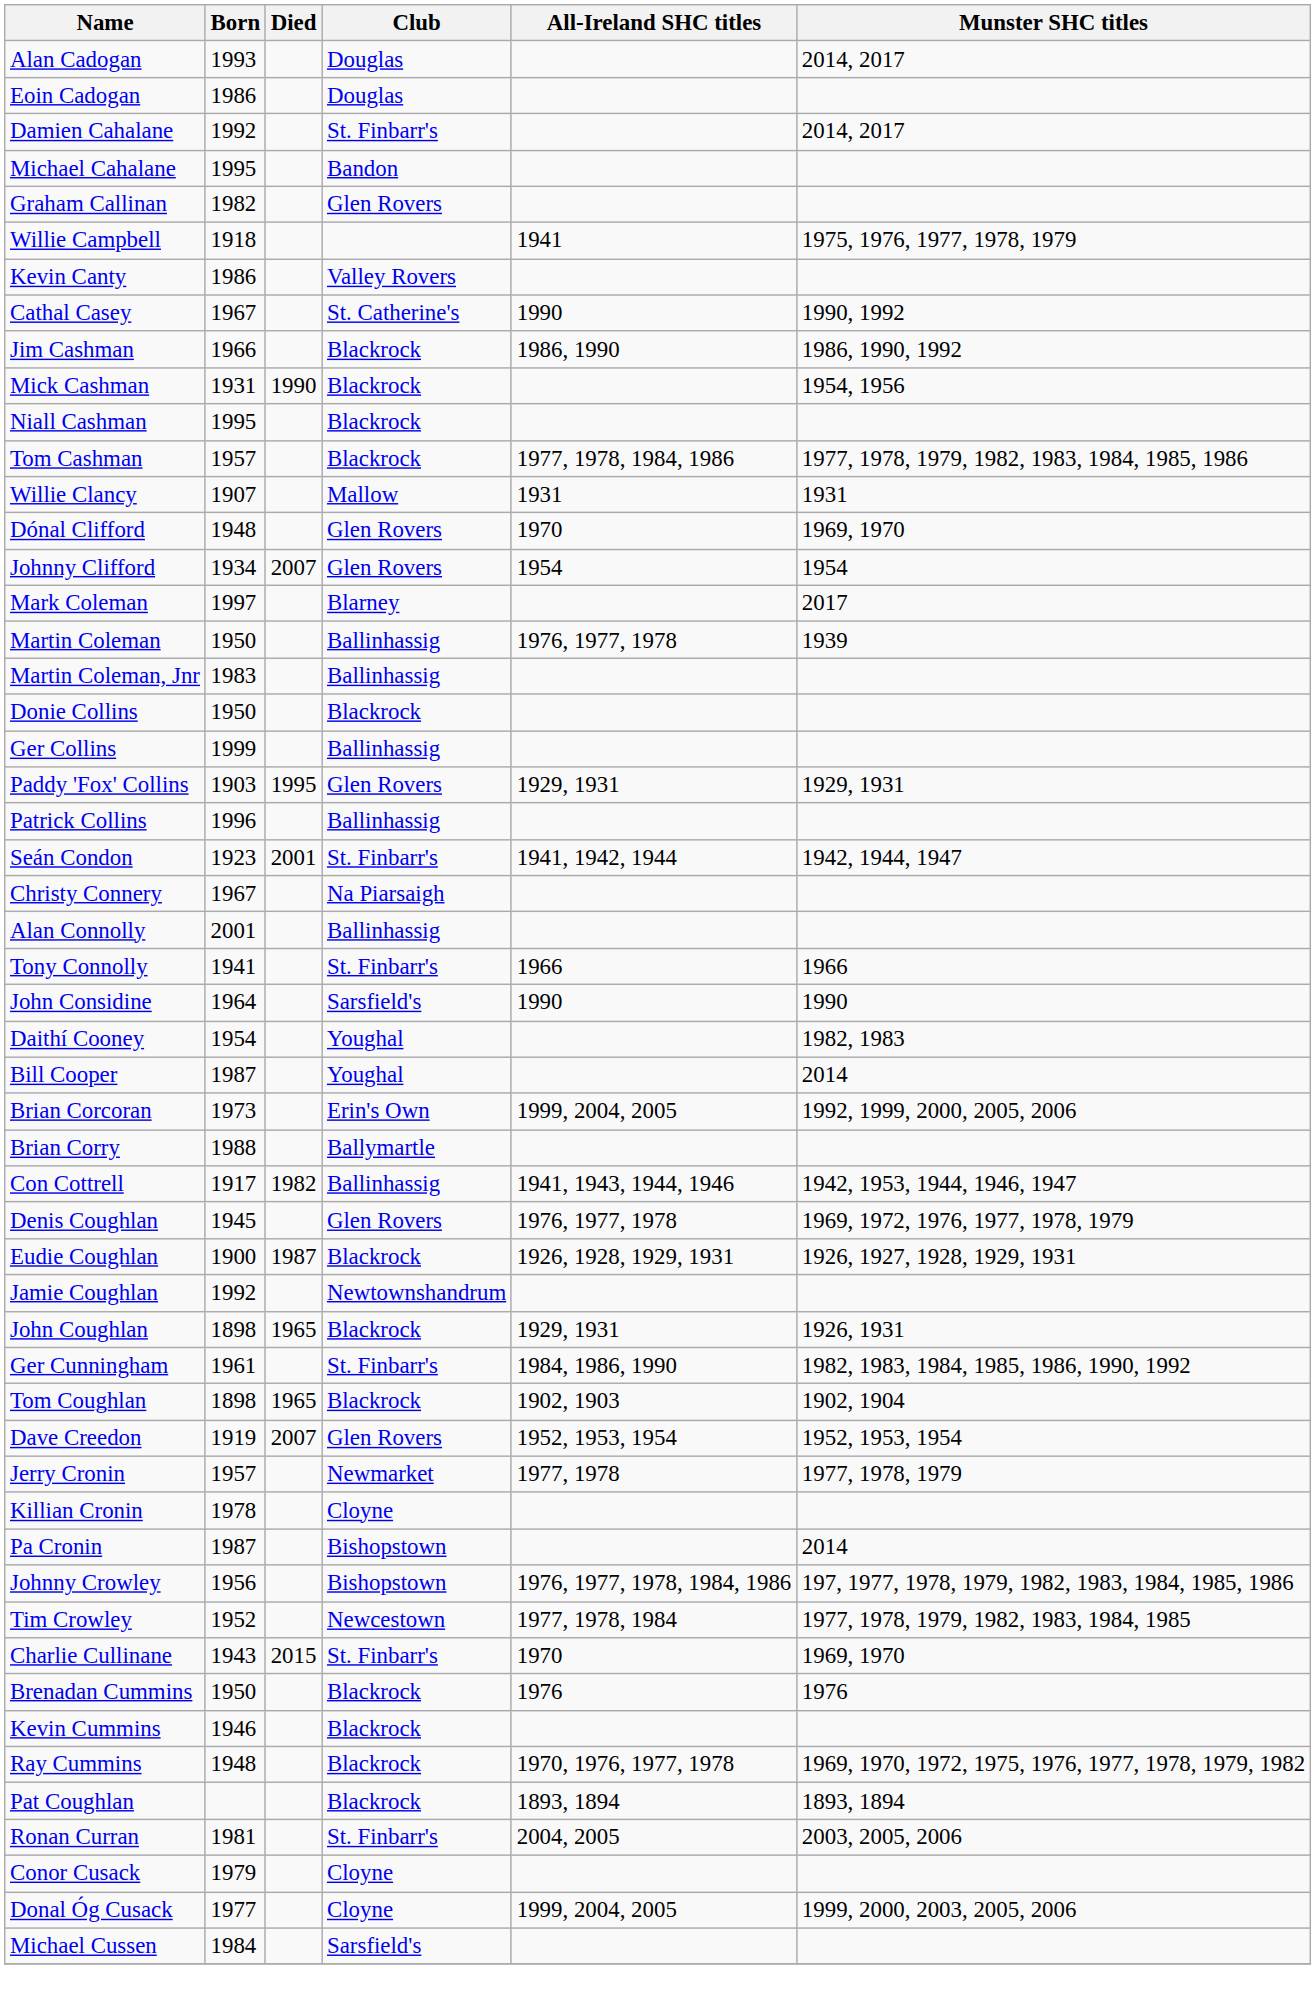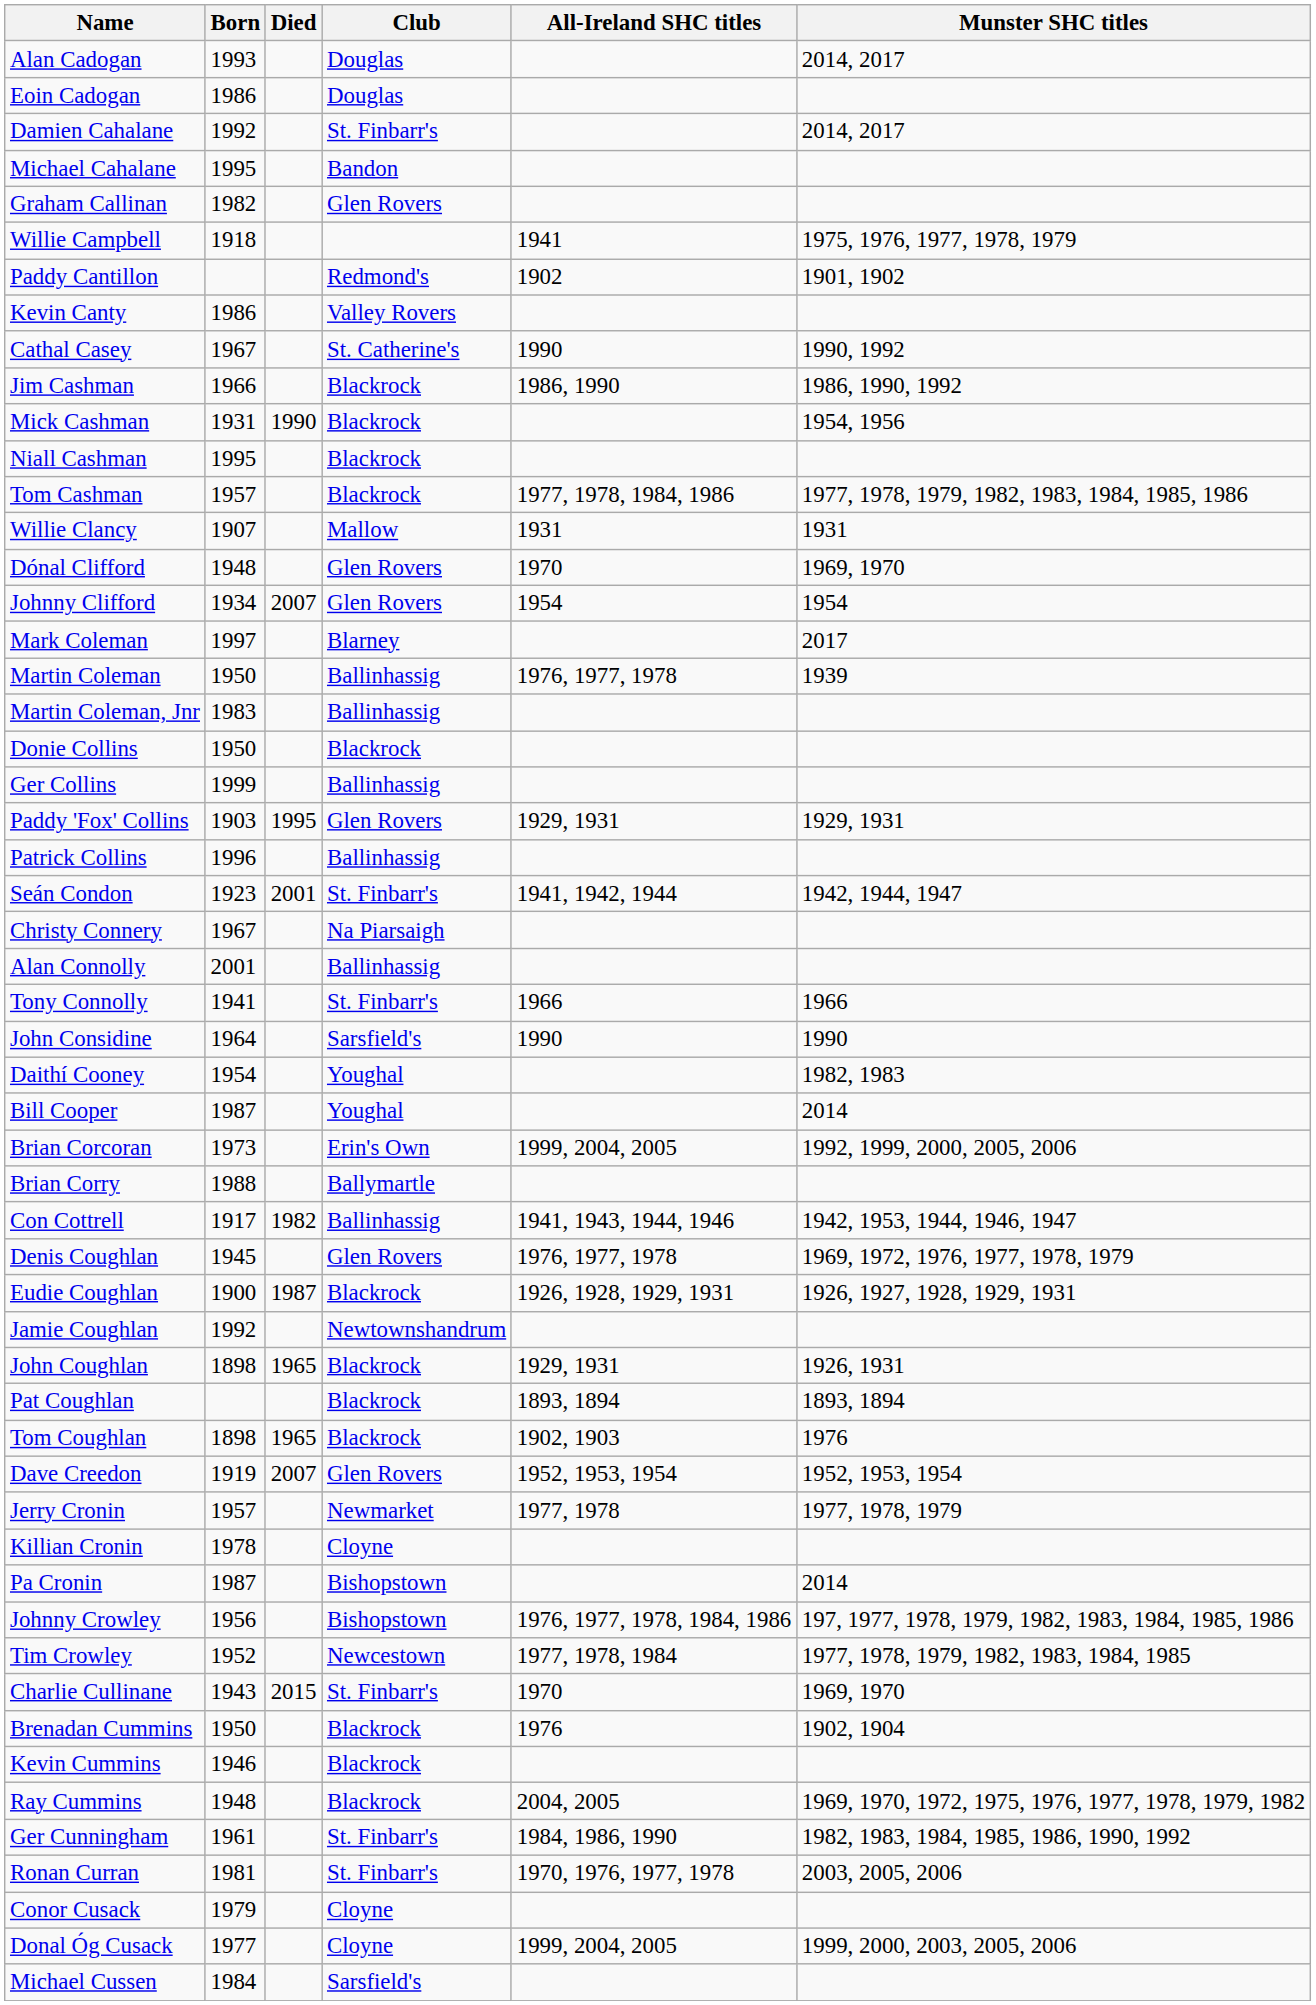+ row: (84, 276)
rows swapped: (72, 1800) <-> (89, 1365)
(853, 1401) 1902, 1904 -> (825, 1437) 1976
(825, 1691) 1976 -> (853, 1728) 1902, 1904
(625, 1764) 1970, 1976, 1977, 1978 -> (568, 1800) 2004, 2005
(568, 1836) 2004, 2005 -> (625, 1873) 1970, 1976, 1977, 1978
